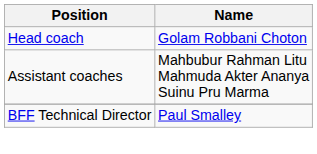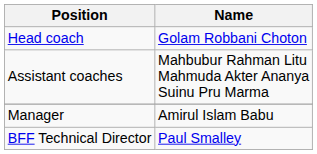+ row: (36, 115)
